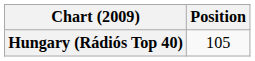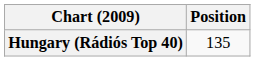(218, 42) 105 -> (218, 42) 135
